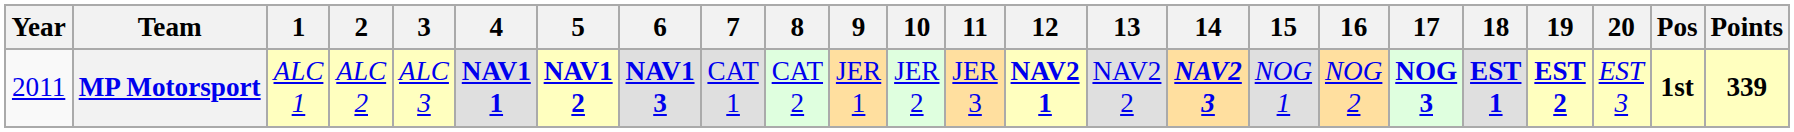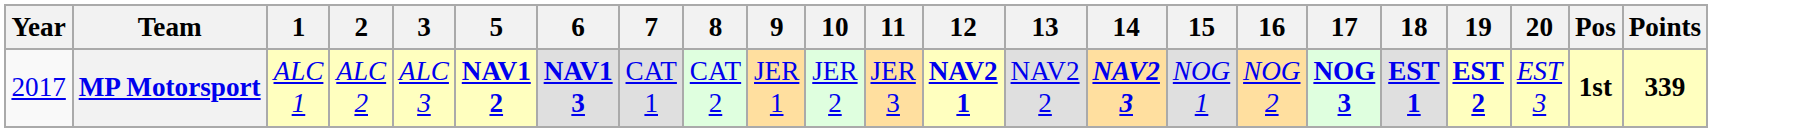- column: (496, 26)
(39, 87) 2011 -> (39, 87) 2017
